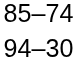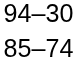rows swapped: (38, 48) <-> (38, 13)
